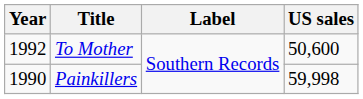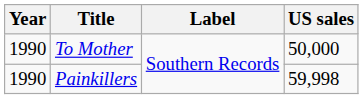(28, 49) 1992 -> (28, 49) 1990
(314, 49) 50,600 -> (314, 49) 50,000
